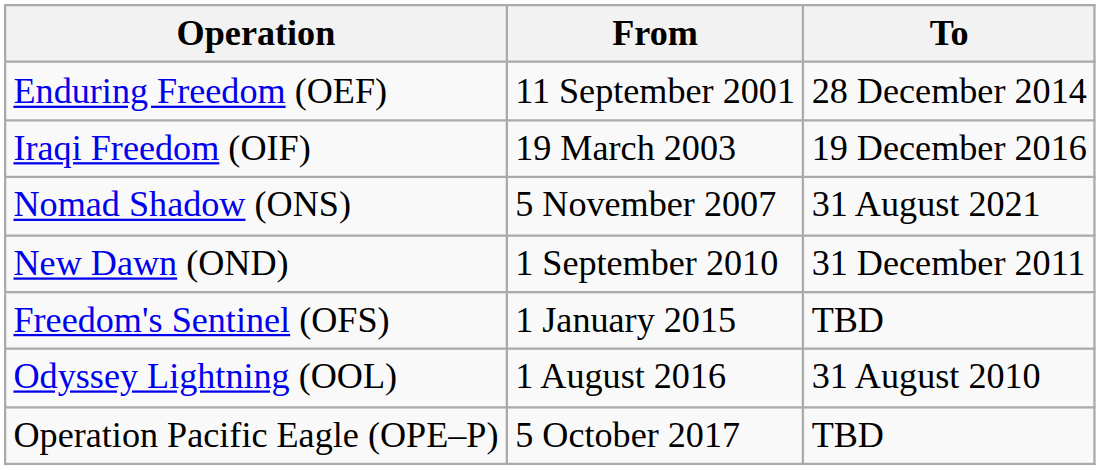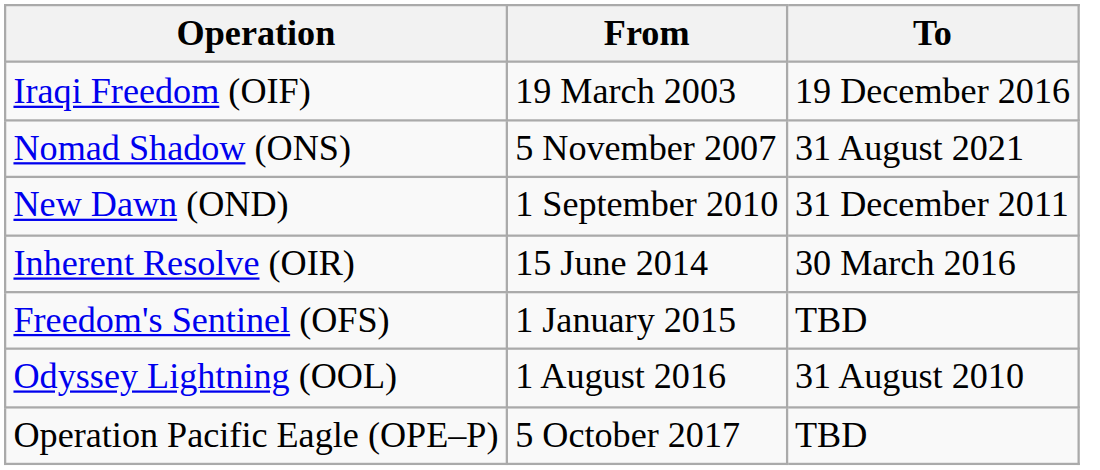- row: (200, 90)
+ row: (184, 262)
